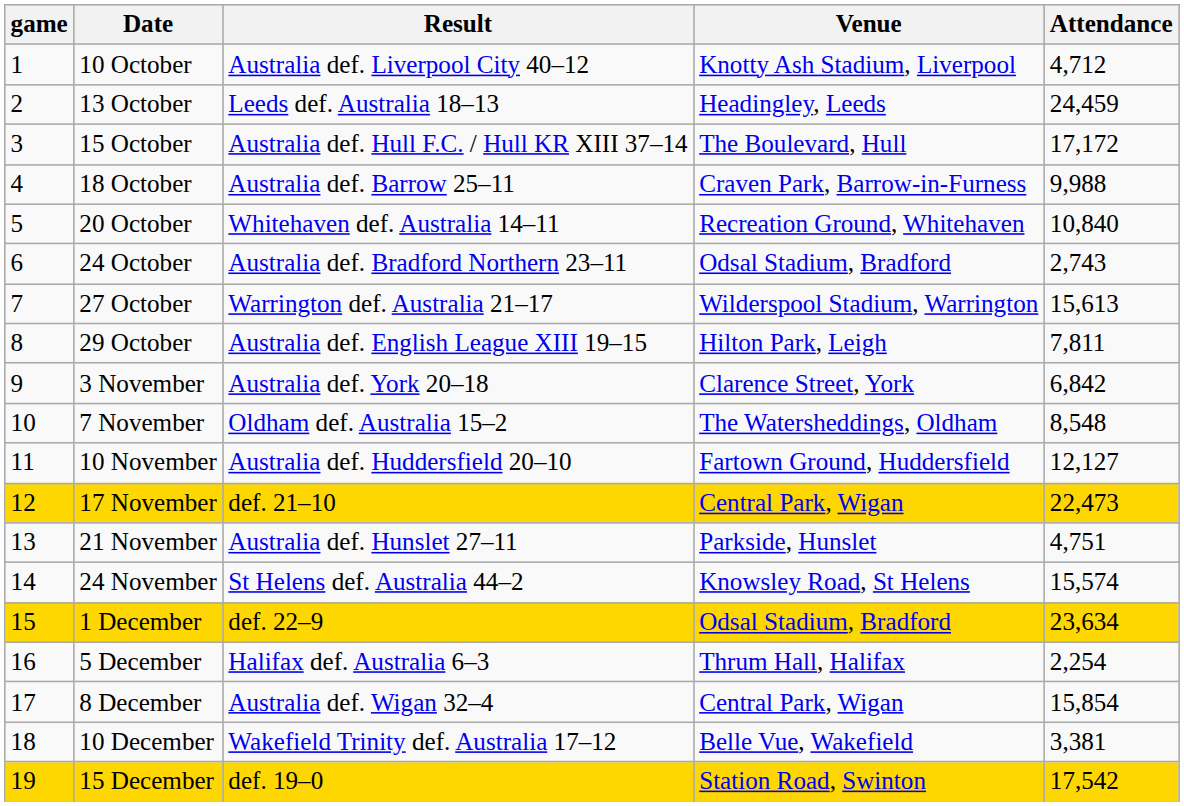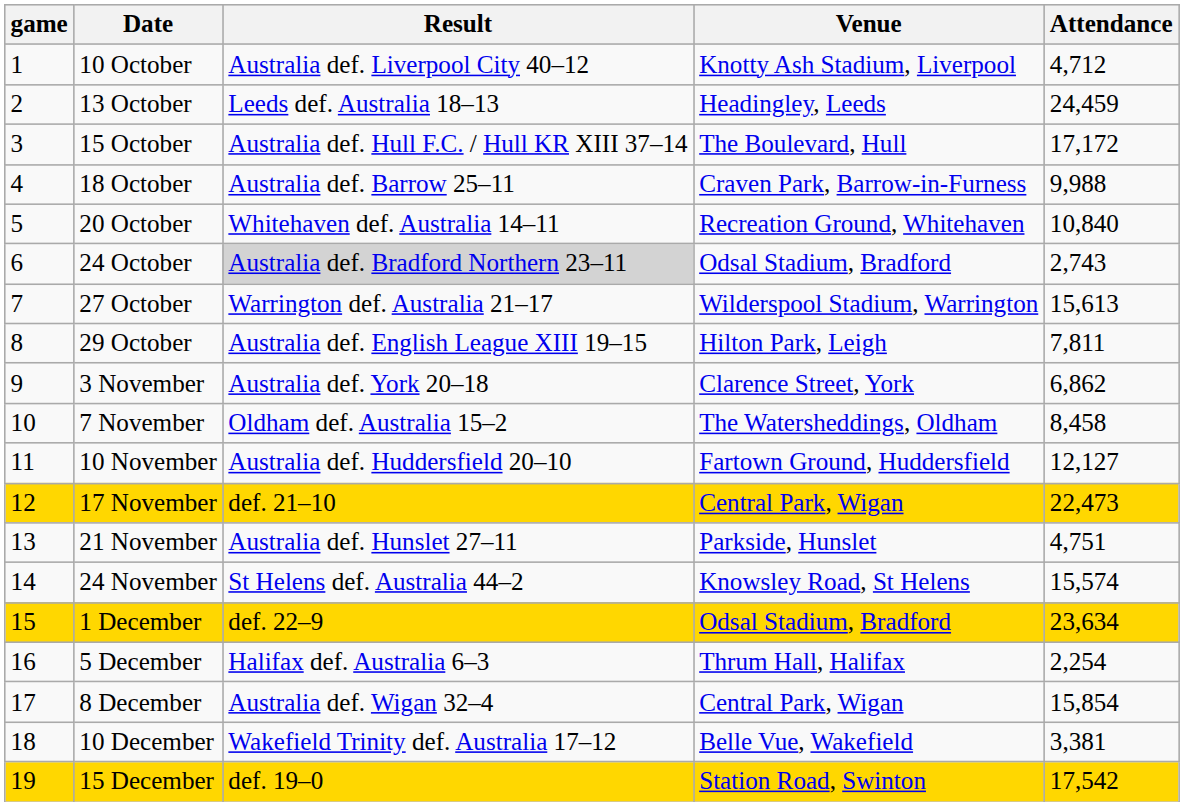(428, 263) no background -> (428, 263) lightgrey background
(1078, 382) 6,842 -> (1078, 382) 6,862
(1078, 422) 8,548 -> (1078, 422) 8,458
